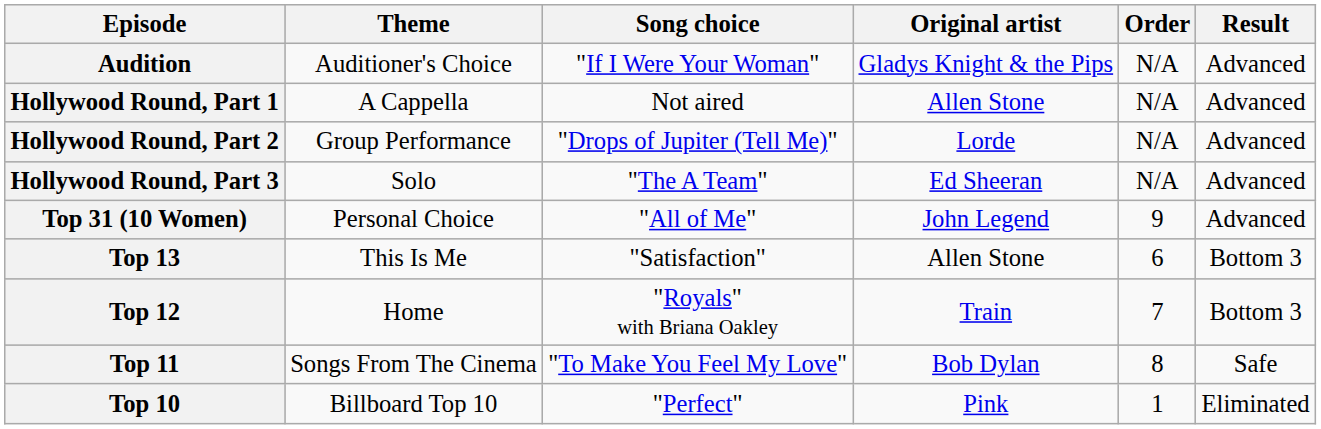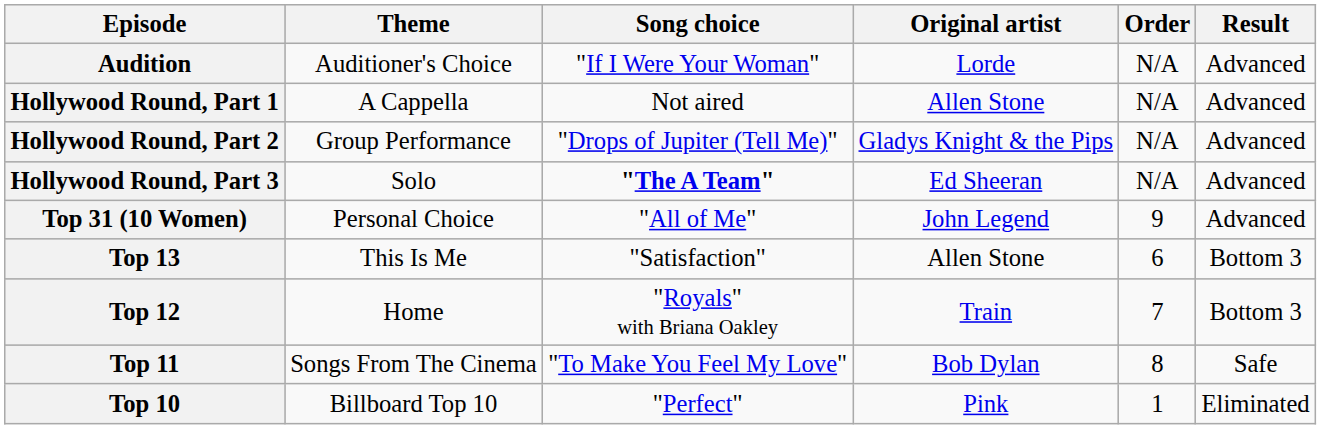(986, 63) Gladys Knight & the Pips -> (986, 63) Lorde
(986, 141) Lorde -> (986, 141) Gladys Knight & the Pips
(698, 180) normal -> (698, 180) bold
